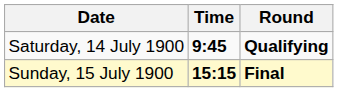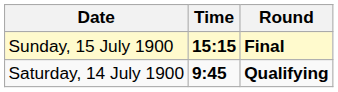rows swapped: (96, 45) <-> (91, 73)
